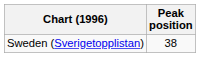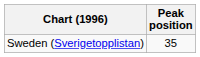(171, 43) 38 -> (171, 43) 35
